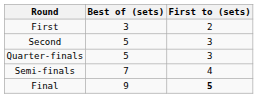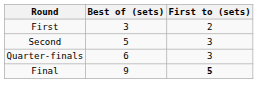(126, 56) 5 -> (126, 56) 6
- row: (45, 71)
